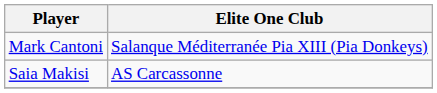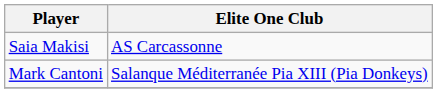rows swapped: (56, 46) <-> (49, 73)
